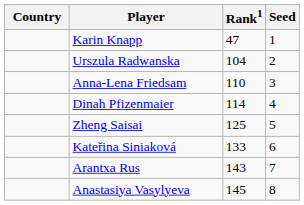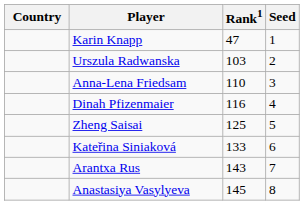(236, 61) 104 -> (236, 61) 103
(236, 104) 114 -> (236, 104) 116
